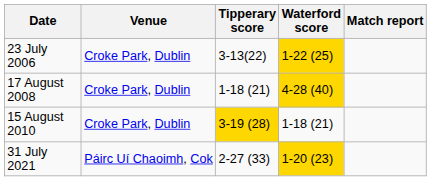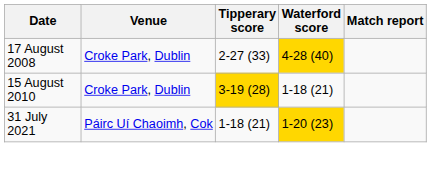- row: (27, 55)
(244, 90) 1-18 (21) -> (244, 55) 2-27 (33)
(244, 158) 2-27 (33) -> (244, 124) 1-18 (21)
